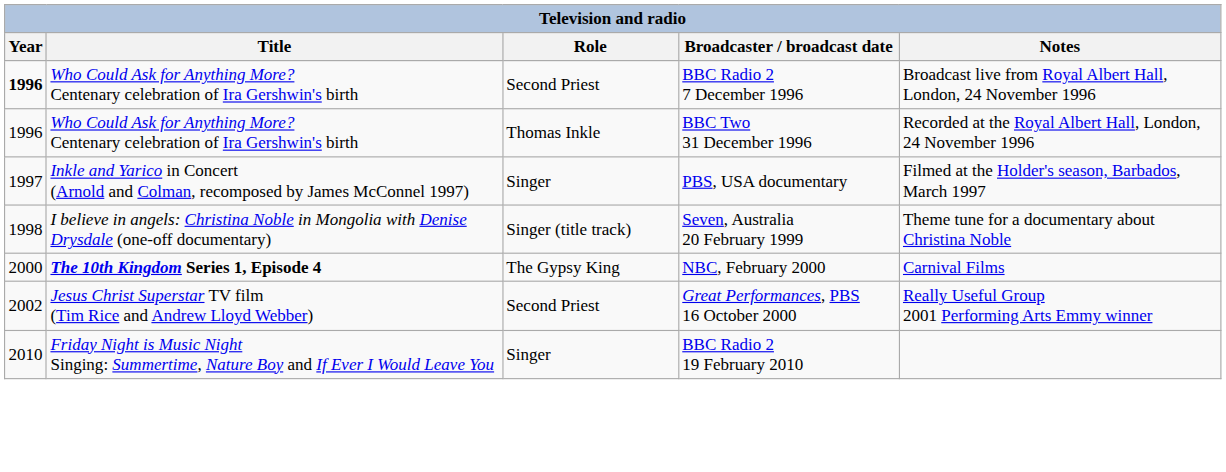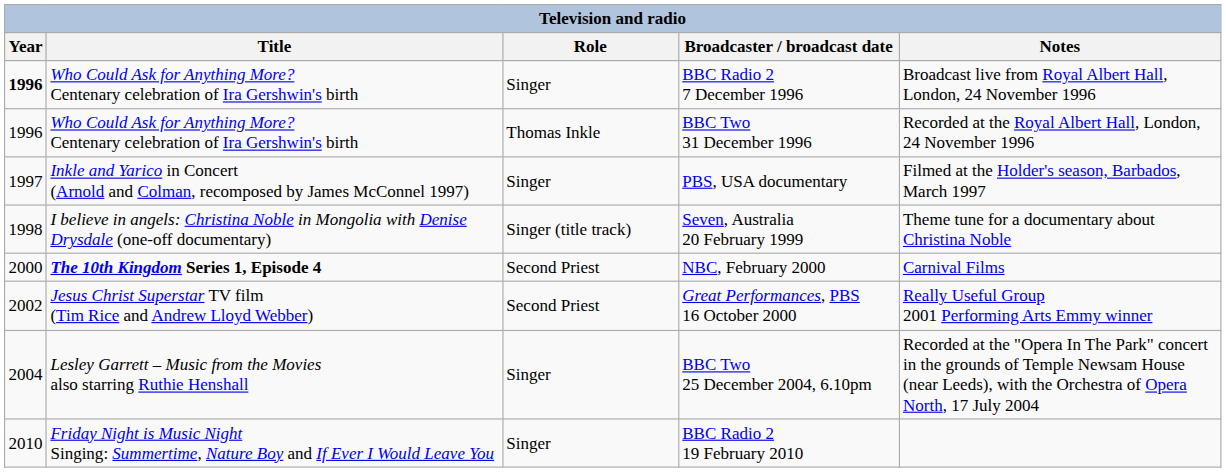(553, 84) Second Priest -> (529, 84) Singer
(563, 267) The Gypsy King -> (553, 267) Second Priest
+ row: (777, 374)
